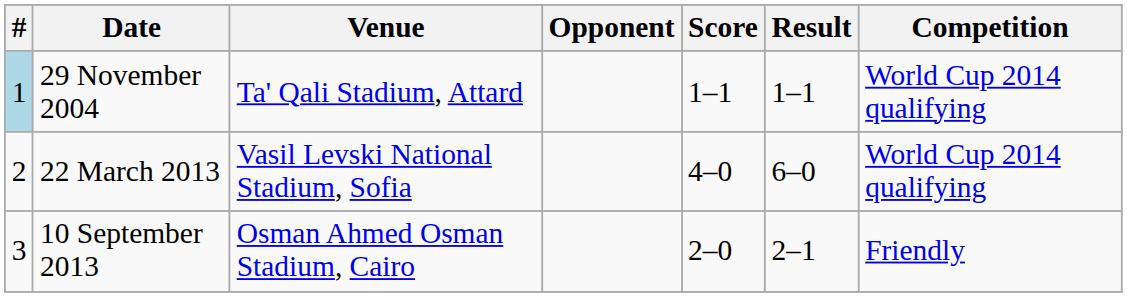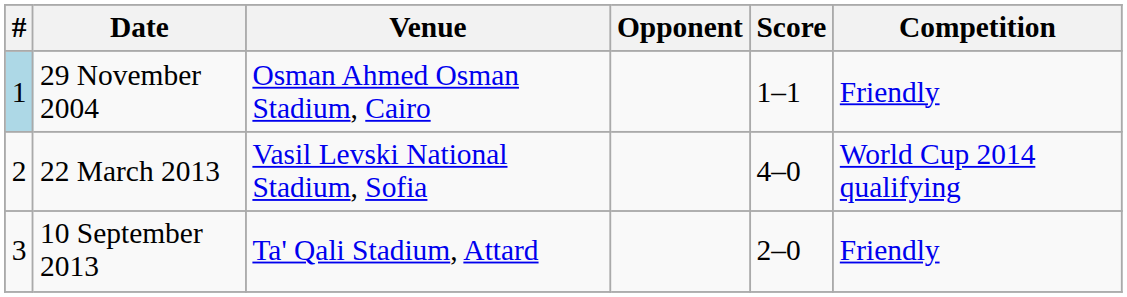- column: (812, 27)
(380, 91) Ta' Qali Stadium, Attard -> (386, 91) Osman Ahmed Osman Stadium, Cairo
(963, 91) World Cup 2014 qualifying -> (890, 91) Friendly
(370, 250) Osman Ahmed Osman Stadium, Cairo -> (395, 250) Ta' Qali Stadium, Attard
